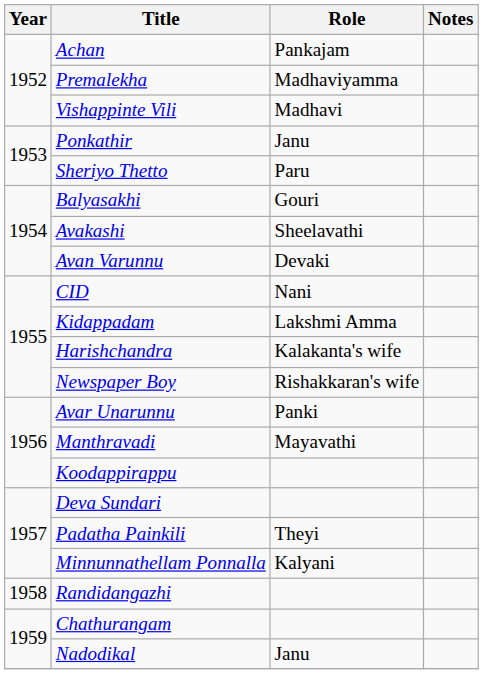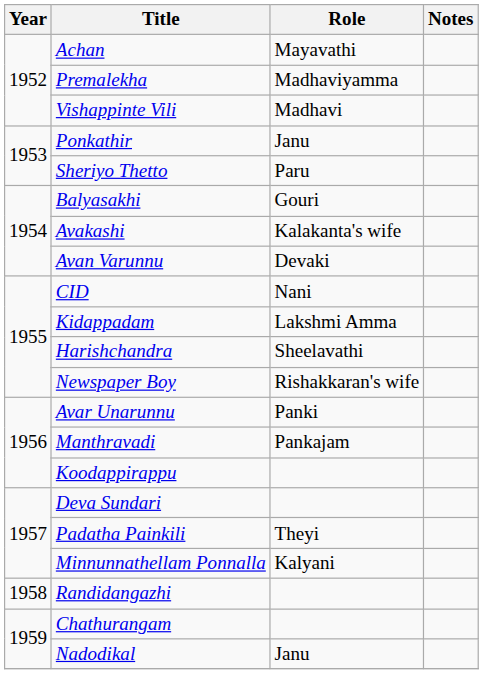(312, 49) Pankajam -> (315, 49) Mayavathi
(319, 230) Sheelavathi -> (338, 230) Kalakanta's wife
(338, 351) Kalakanta's wife -> (319, 351) Sheelavathi
(315, 442) Mayavathi -> (312, 442) Pankajam
